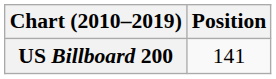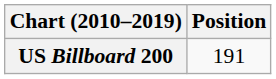(229, 55) 141 -> (229, 55) 191
